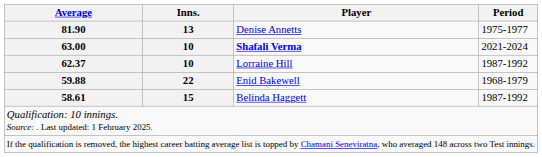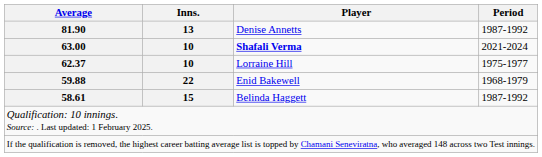(505, 30) 1975-1977 -> (505, 30) 1987-1992
(505, 64) 1987-1992 -> (505, 64) 1975-1977
